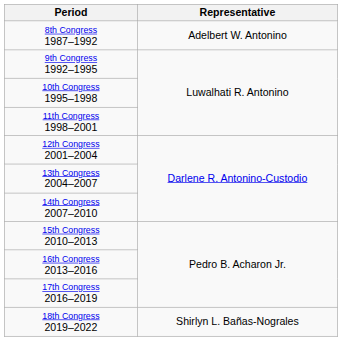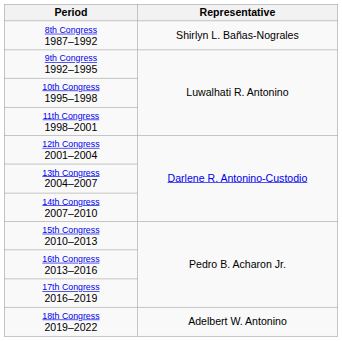(237, 35) Adelbert W. Antonino -> (237, 35) Shirlyn L. Bañas-Nograles
(237, 321) Shirlyn L. Bañas-Nograles -> (237, 321) Adelbert W. Antonino
